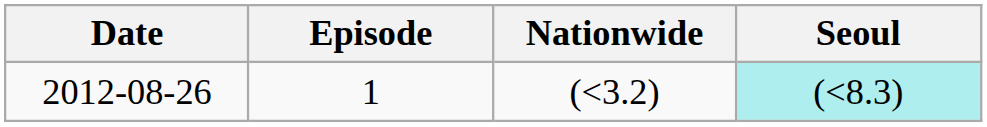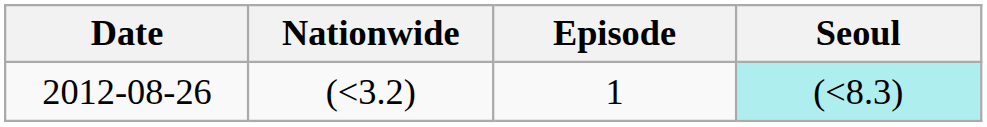columns swapped: (371, 33) <-> (614, 33)
